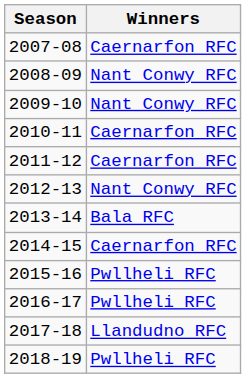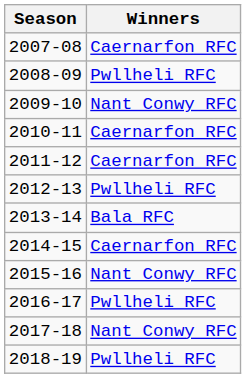(163, 76) Nant Conwy RFC -> (153, 76) Pwllheli RFC
(163, 189) Nant Conwy RFC -> (153, 189) Pwllheli RFC
(153, 274) Pwllheli RFC -> (163, 274) Nant Conwy RFC
(158, 331) Llandudno RFC -> (163, 331) Nant Conwy RFC
